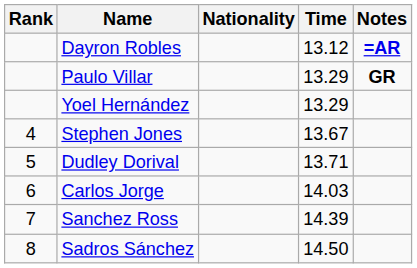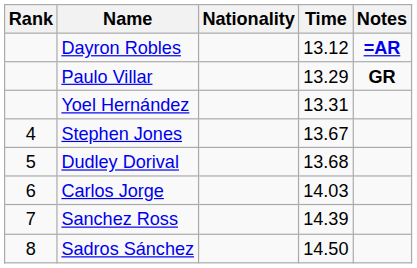(326, 105) 13.29 -> (326, 105) 13.31
(326, 162) 13.71 -> (326, 162) 13.68
